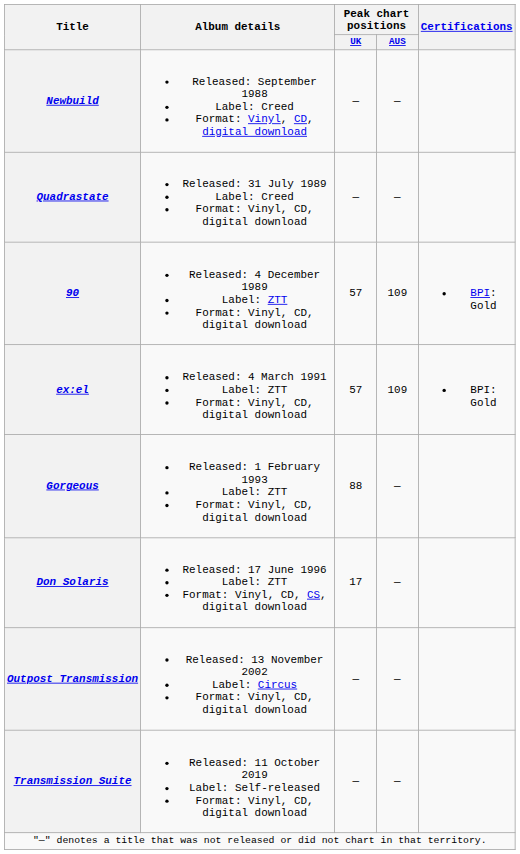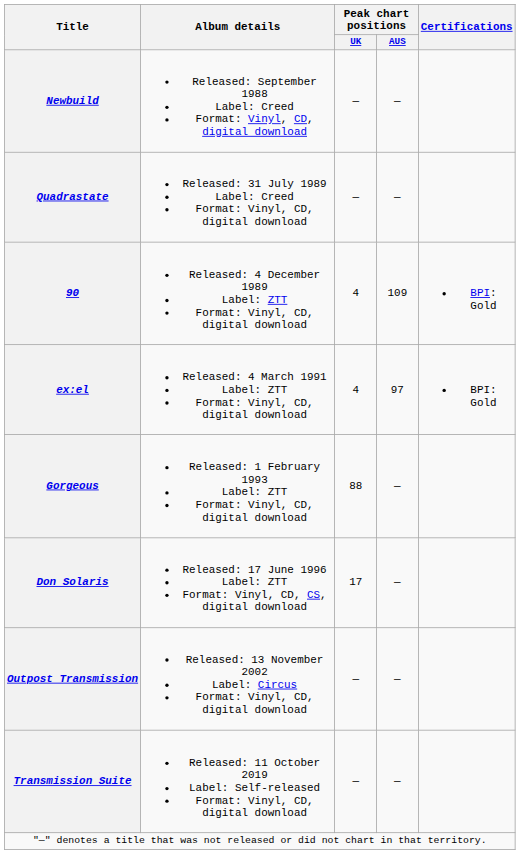(356, 293) 57 -> (356, 293) 4
(356, 390) 57 -> (356, 390) 4
(397, 390) 109 -> (397, 390) 97
